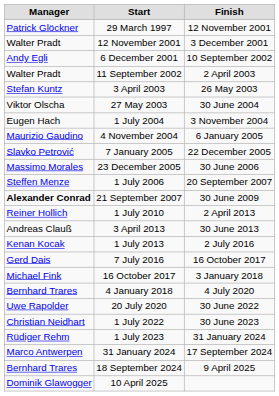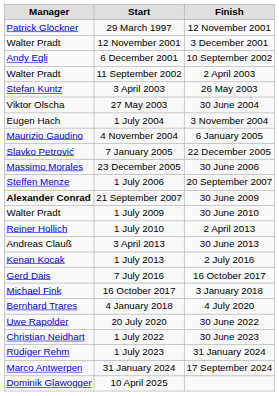+ row: (139, 213)
- row: (139, 368)
